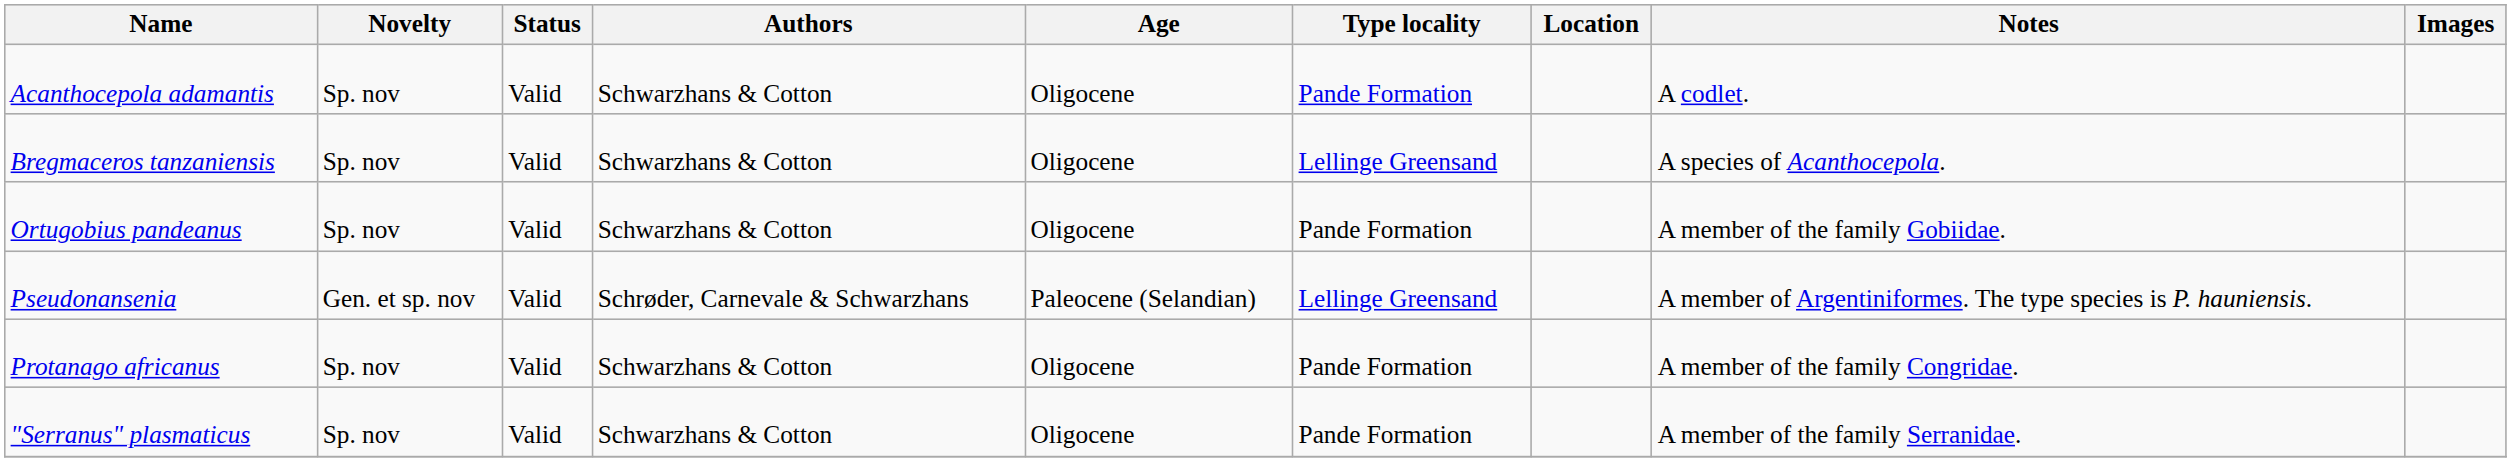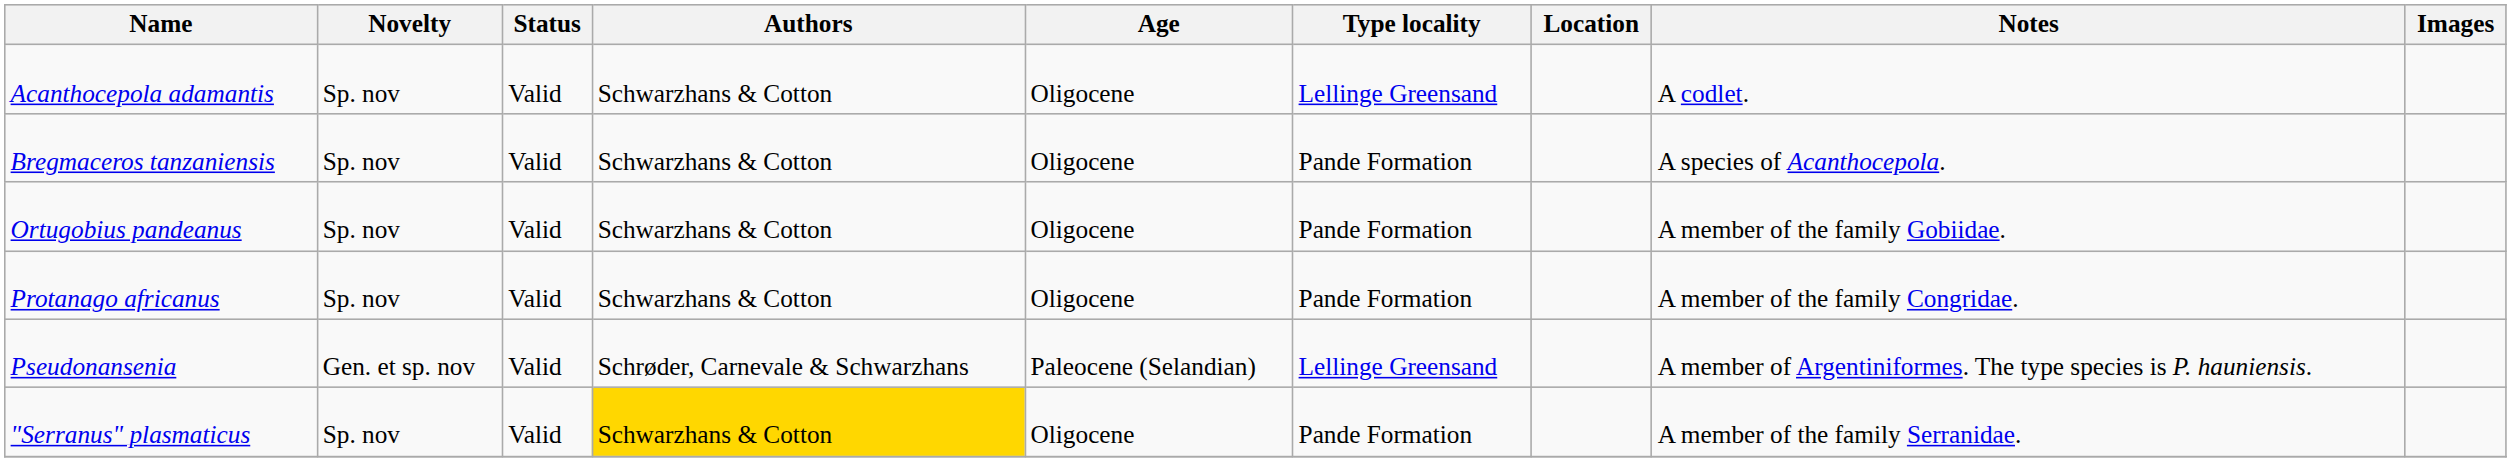(1385, 93) Pande Formation -> (1398, 93) Lellinge Greensand
(1398, 161) Lellinge Greensand -> (1385, 161) Pande Formation
rows swapped: (115, 367) <-> (93, 298)
(715, 435) no background -> (715, 435) gold background
